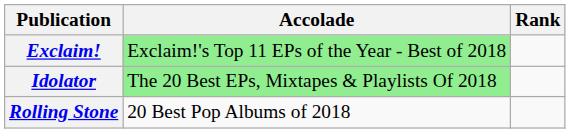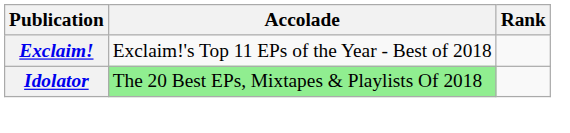(317, 50) lightgreen background -> (302, 50) no background
- row: (64, 111)
